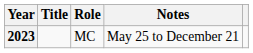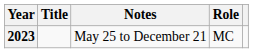columns swapped: (87, 15) <-> (173, 15)
